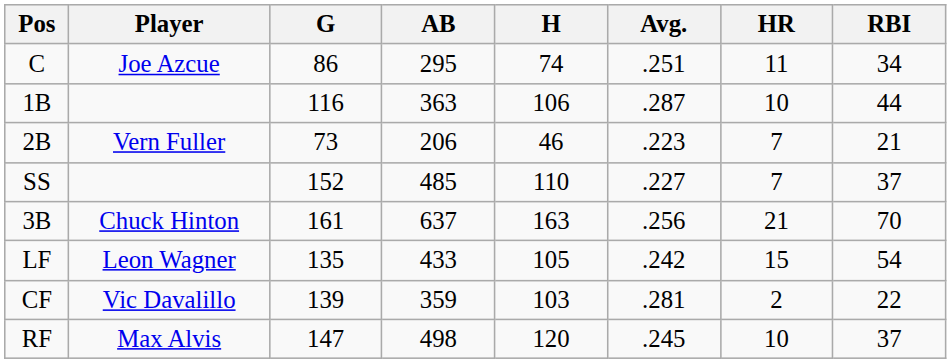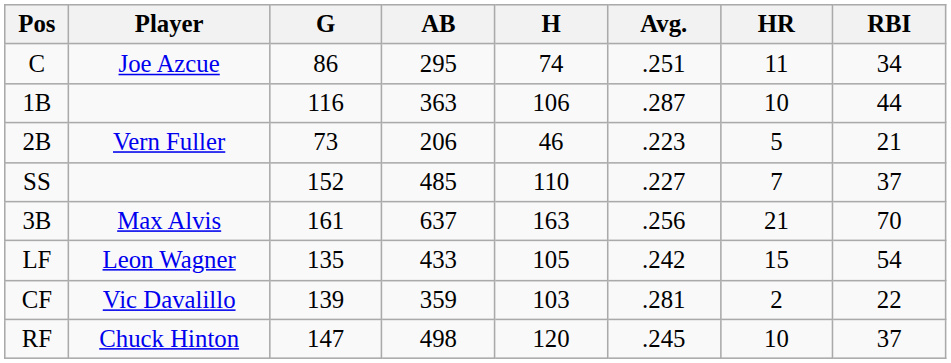(776, 142) 7 -> (776, 142) 5
(169, 220) Chuck Hinton -> (169, 220) Max Alvis
(169, 338) Max Alvis -> (169, 338) Chuck Hinton
